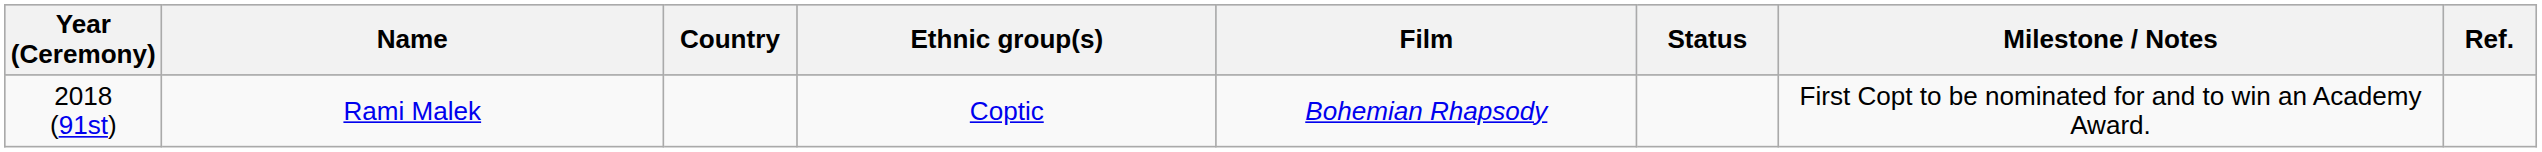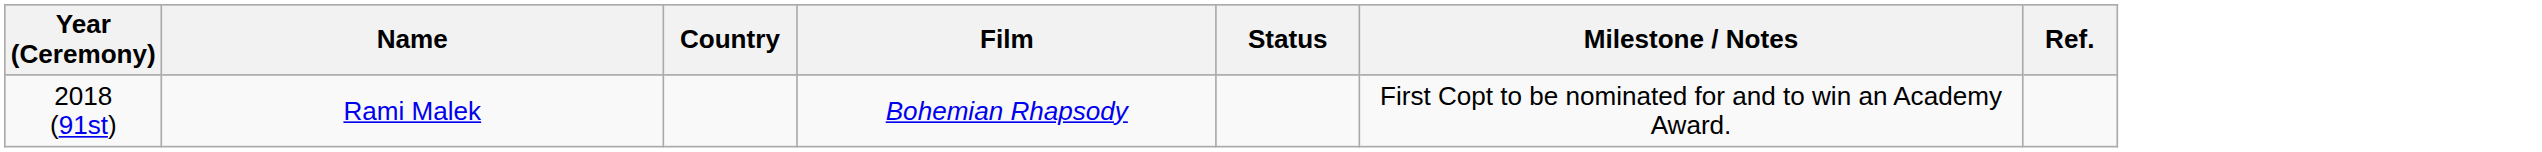- column: (1007, 39)
